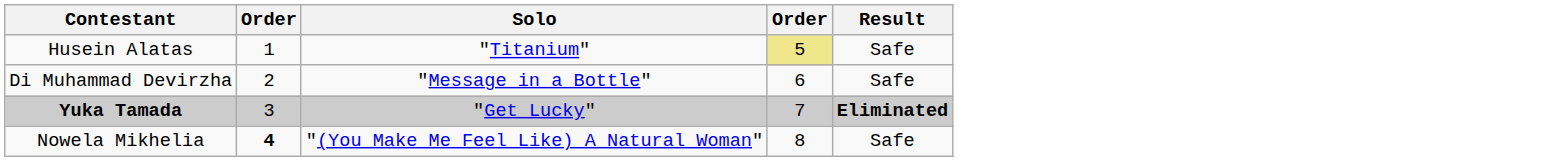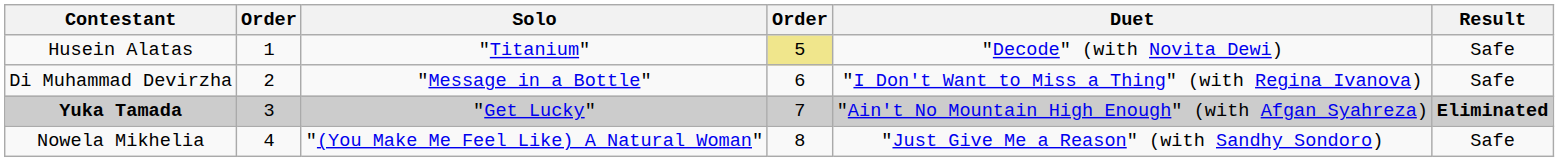+ column: (1132, 20)
(269, 141) bold -> (269, 141) normal
